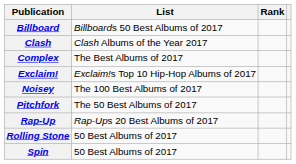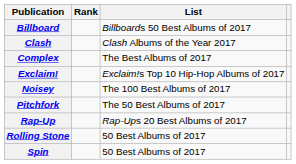columns swapped: (165, 12) <-> (272, 12)
